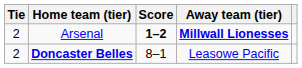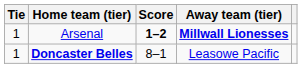(16, 34) 2 -> (16, 34) 1
(16, 53) 2 -> (16, 53) 1
